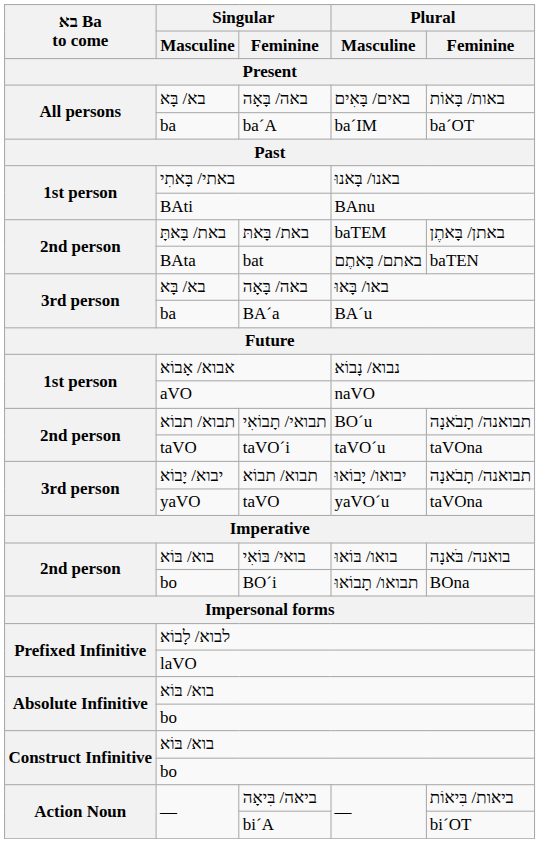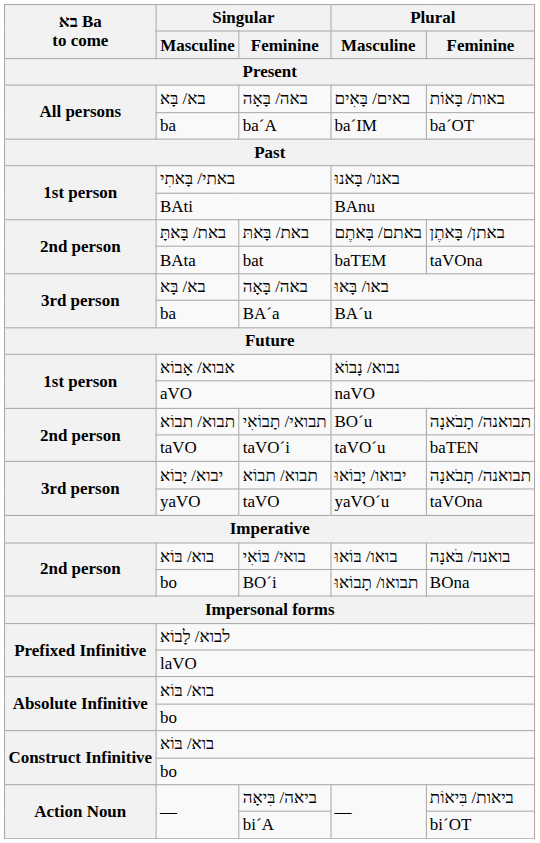(360, 233) baTEM -> (378, 233) באתם/ בָּאתֶם
(378, 260) באתם/ בָּאתֶם -> (360, 260) baTEM
(454, 260) baTEN -> (456, 260) taVOna
(456, 448) taVOna -> (454, 448) baTEN
